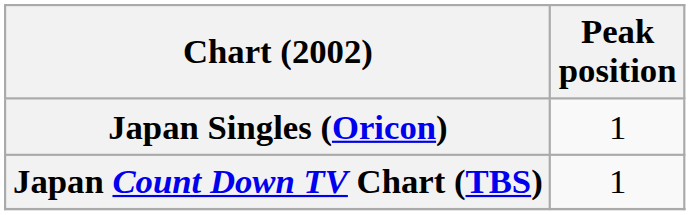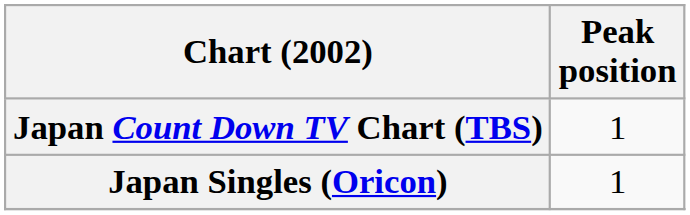rows swapped: (278, 126) <-> (278, 181)
